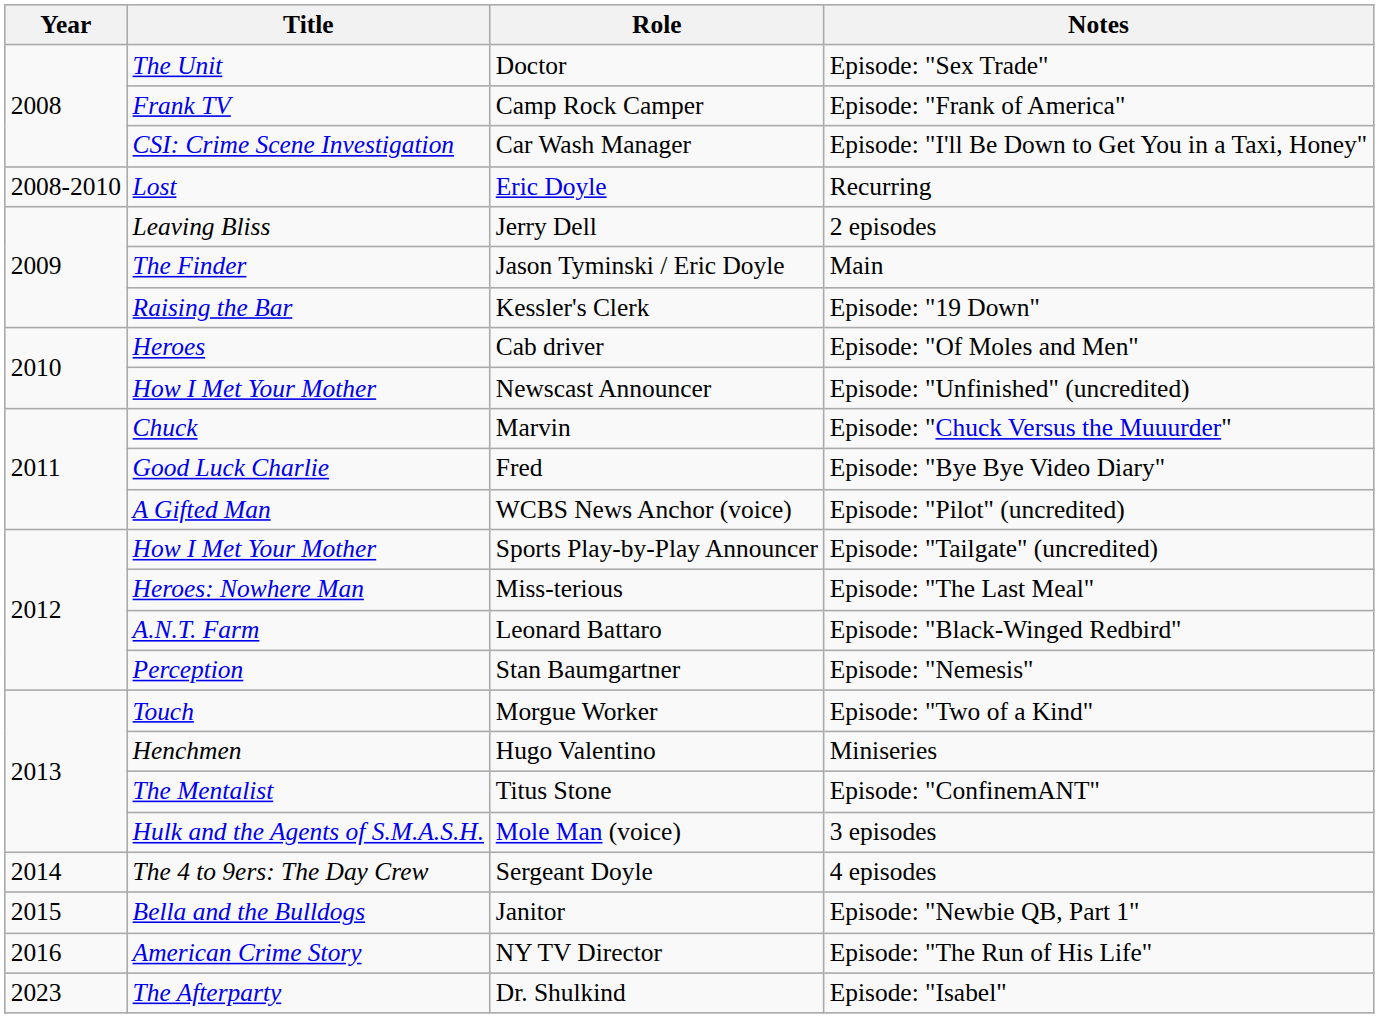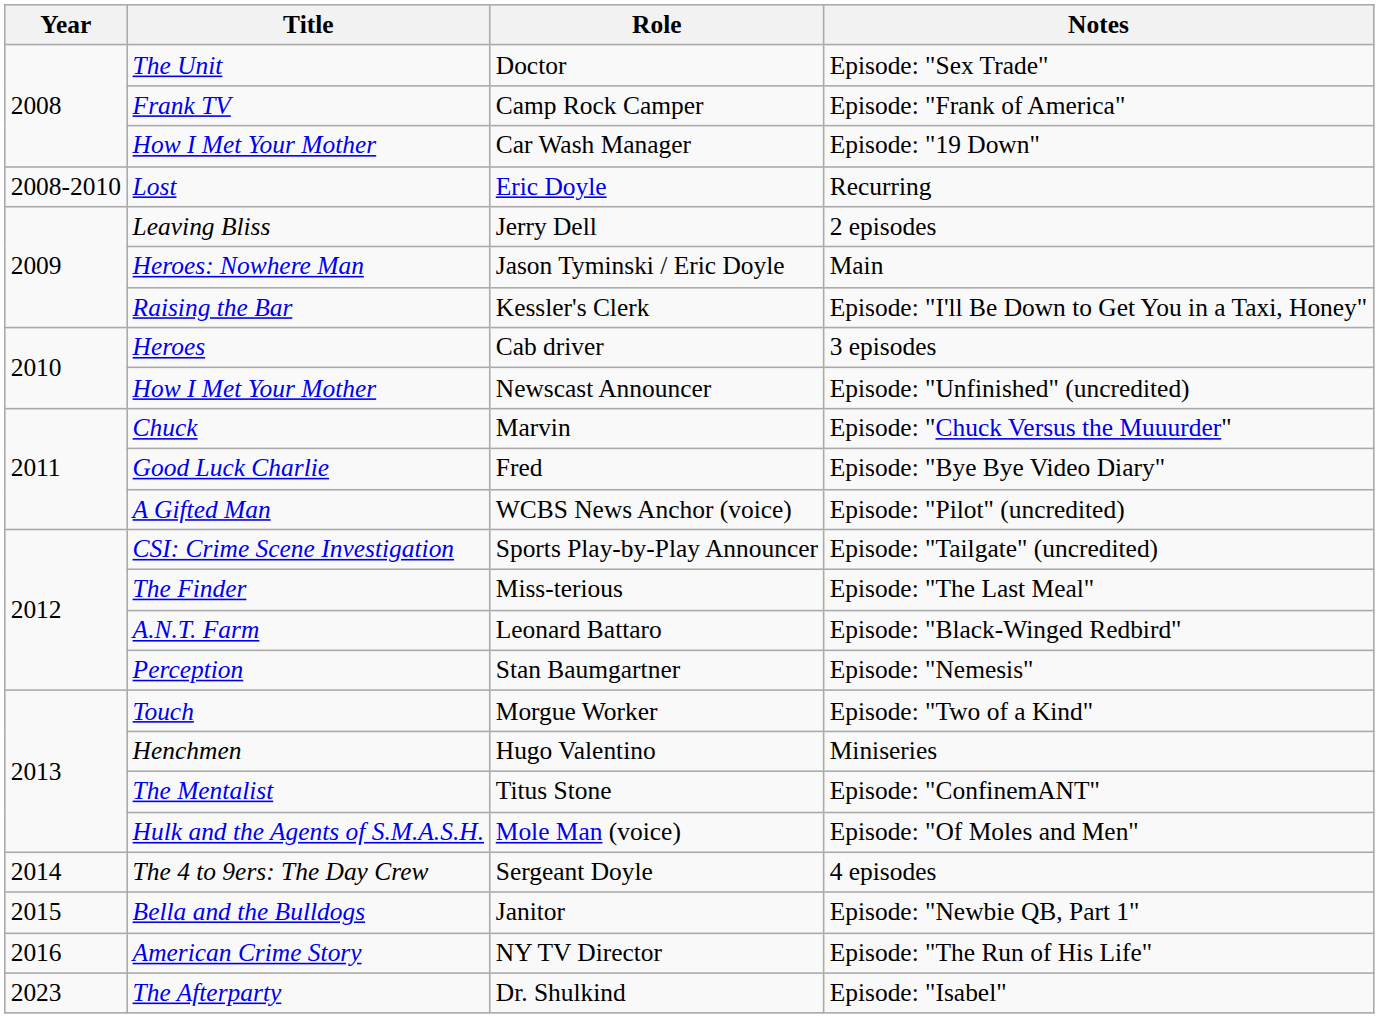(293, 145) CSI: Crime Scene Investigation -> (254, 145) How I Met Your Mother
(1098, 145) Episode: "I'll Be Down to Get You in a Taxi, Honey" -> (935, 145) Episode: "19 Down"
(189, 266) The Finder -> (248, 266) Heroes: Nowhere Man
(935, 307) Episode: "19 Down" -> (1098, 307) Episode: "I'll Be Down to Get You in a Taxi, Honey"
(984, 347) Episode: "Of Moles and Men" -> (883, 347) 3 episodes
(254, 549) How I Met Your Mother -> (293, 549) CSI: Crime Scene Investigation
(248, 589) Heroes: Nowhere Man -> (189, 589) The Finder
(883, 831) 3 episodes -> (984, 831) Episode: "Of Moles and Men"
